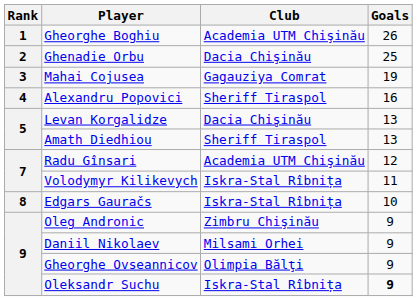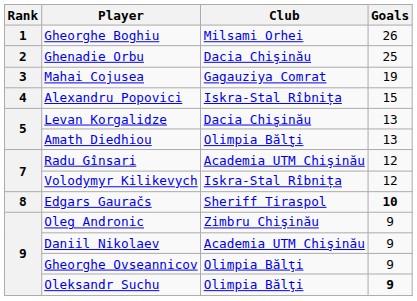(284, 36) Academia UTM Chişinău -> (254, 36) Milsami Orhei
(265, 98) Sheriff Tiraspol -> (273, 98) Iskra-Stal Rîbnița
(390, 98) 16 -> (390, 98) 15
(265, 139) Sheriff Tiraspol -> (254, 139) Olimpia Bălţi
(390, 181) 11 -> (390, 181) 12
(273, 202) Iskra-Stal Rîbnița -> (265, 202) Sheriff Tiraspol
(390, 202) normal -> (390, 202) bold
(254, 243) Milsami Orhei -> (284, 243) Academia UTM Chişinău
(273, 285) Iskra-Stal Rîbnița -> (254, 285) Olimpia Bălţi
